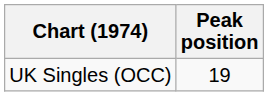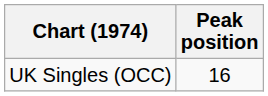(220, 74) 19 -> (220, 74) 16
